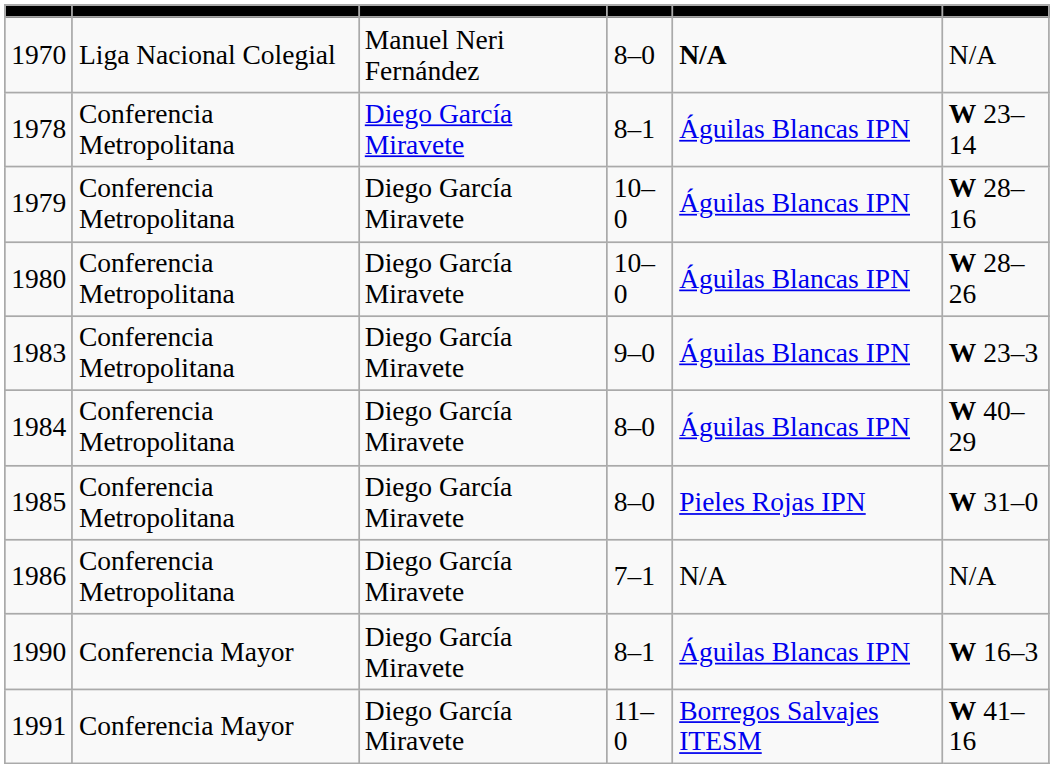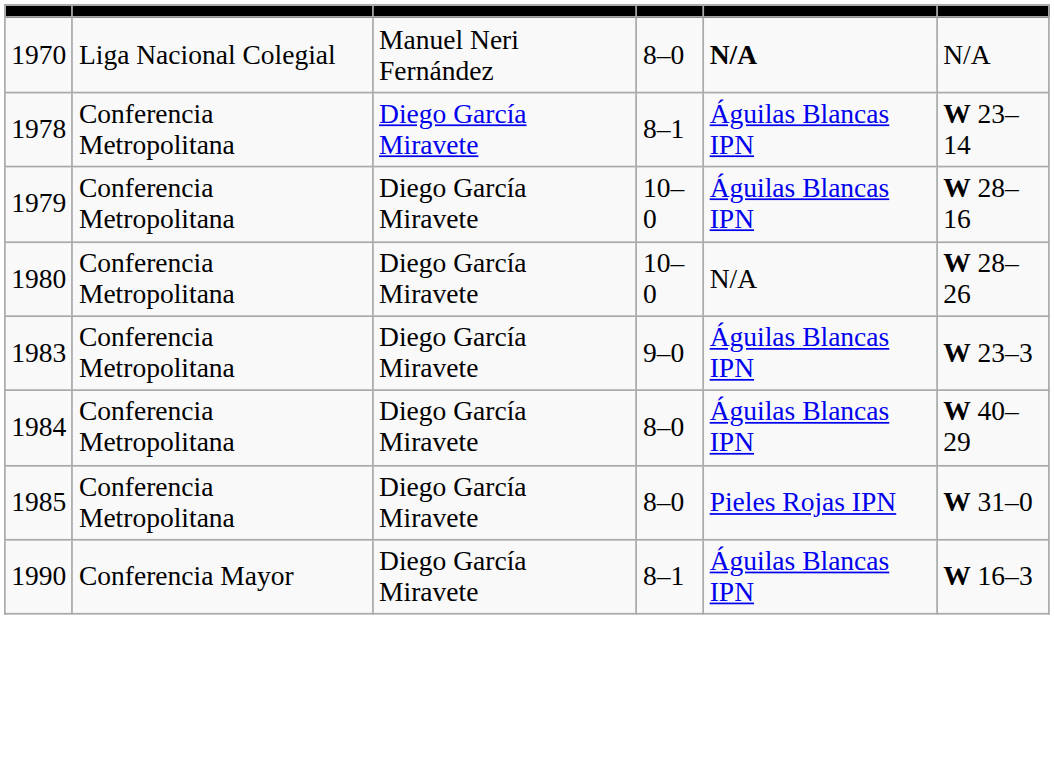(795, 278) Águilas Blancas IPN -> (733, 278) N/A
- row: (39, 576)
- row: (39, 725)
